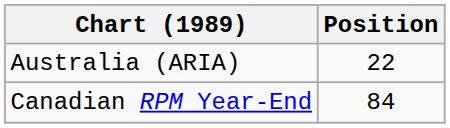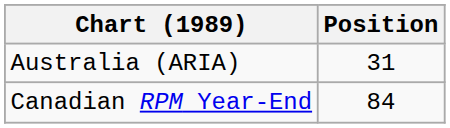(381, 63) 22 -> (381, 63) 31
